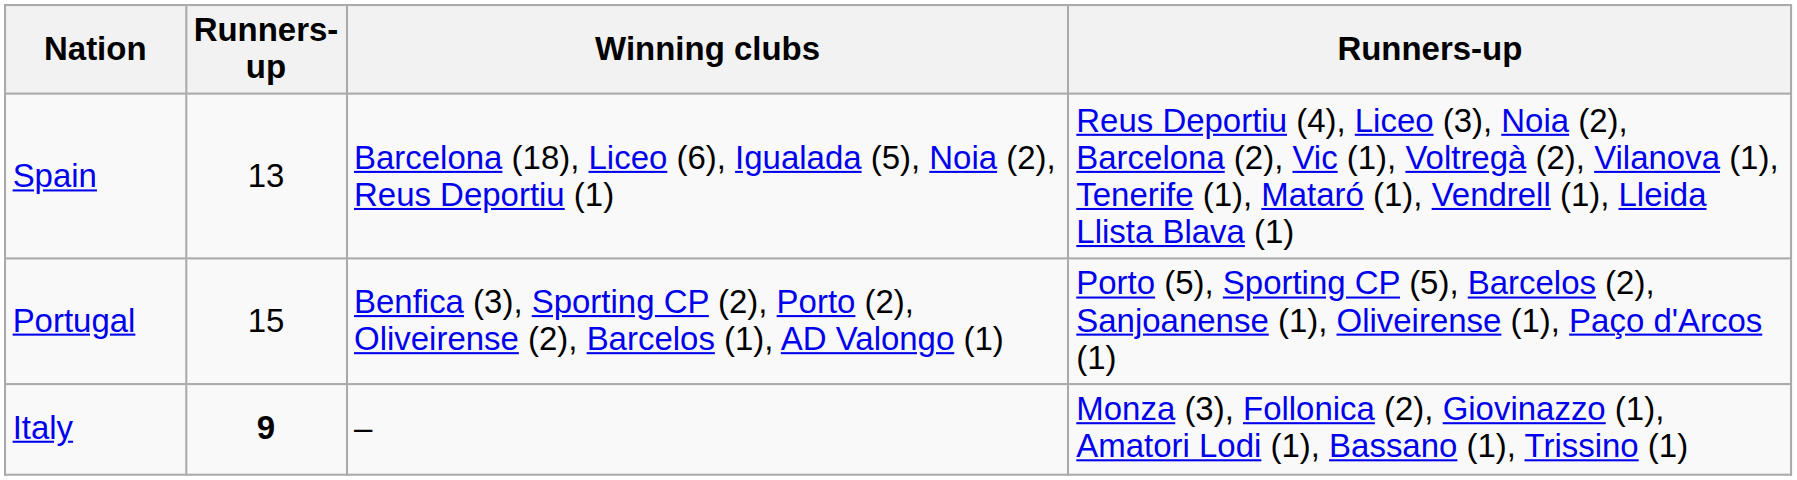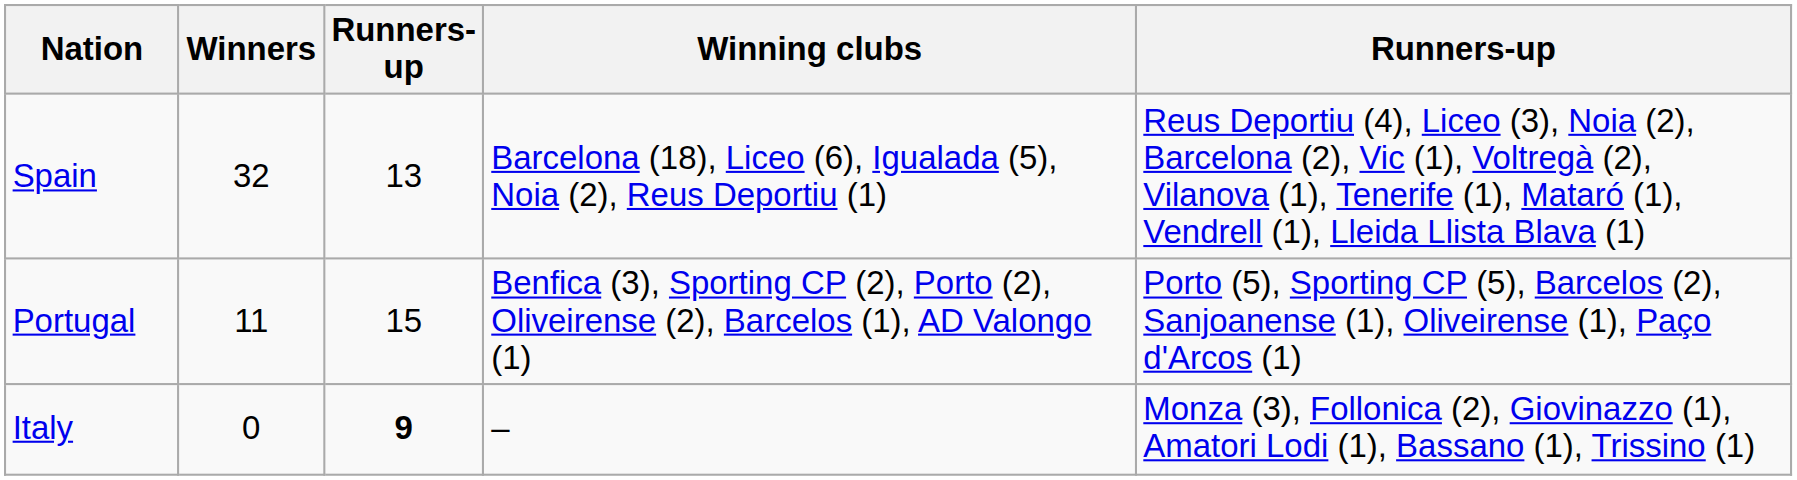+ column: (251, 49)
